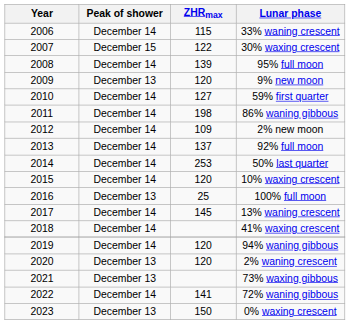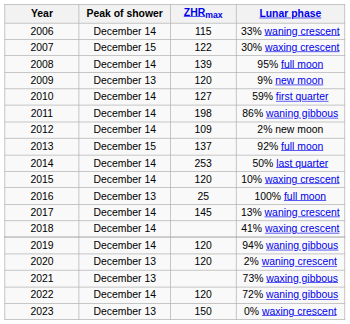(125, 146) December 14 -> (125, 146) December 15
(203, 295) 141 -> (203, 295) 120
